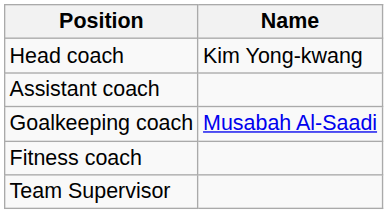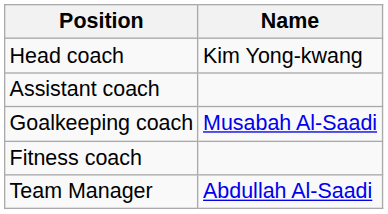+ row: (81, 191)
- row: (90, 191)
